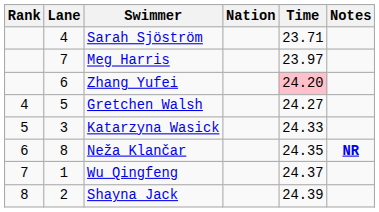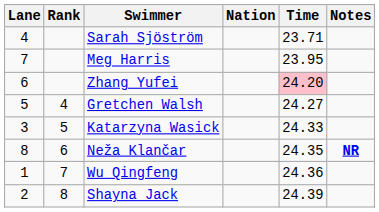columns swapped: (24, 16) <-> (64, 16)
(303, 61) 23.97 -> (303, 61) 23.95
(303, 173) 24.37 -> (303, 173) 24.36
